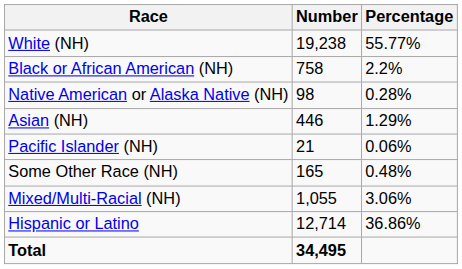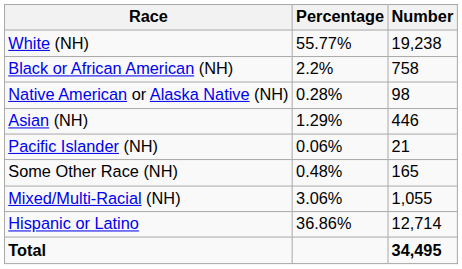columns swapped: (327, 17) <-> (409, 17)
